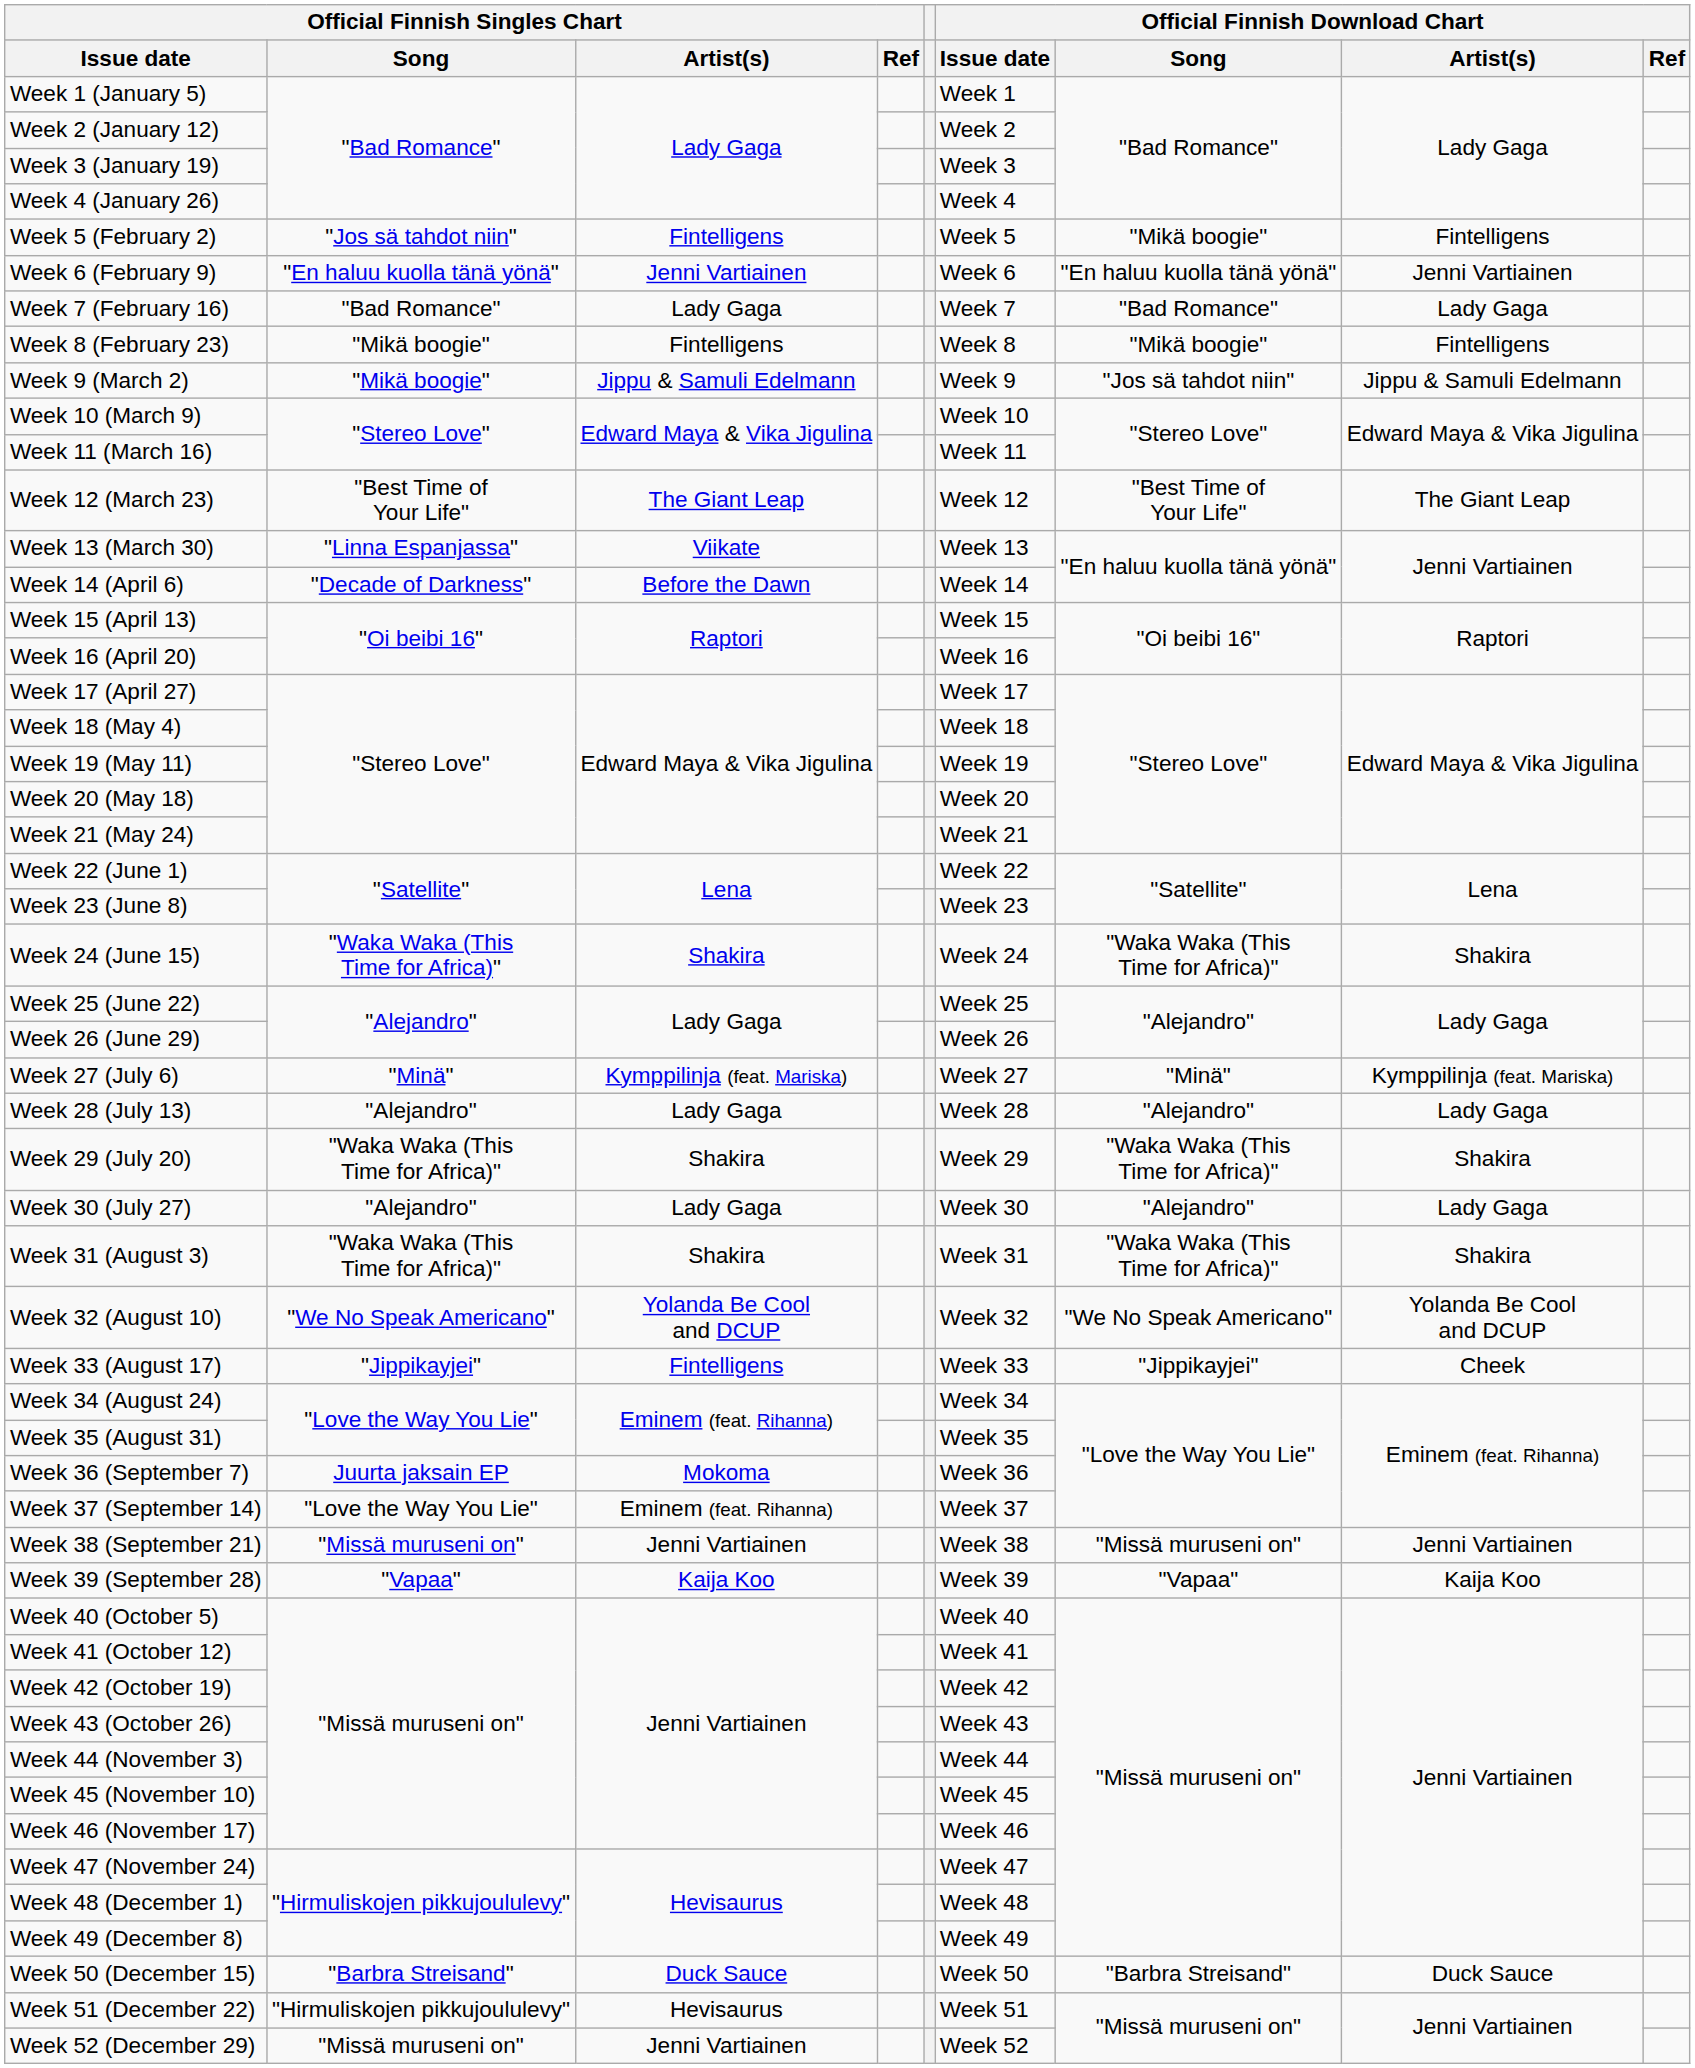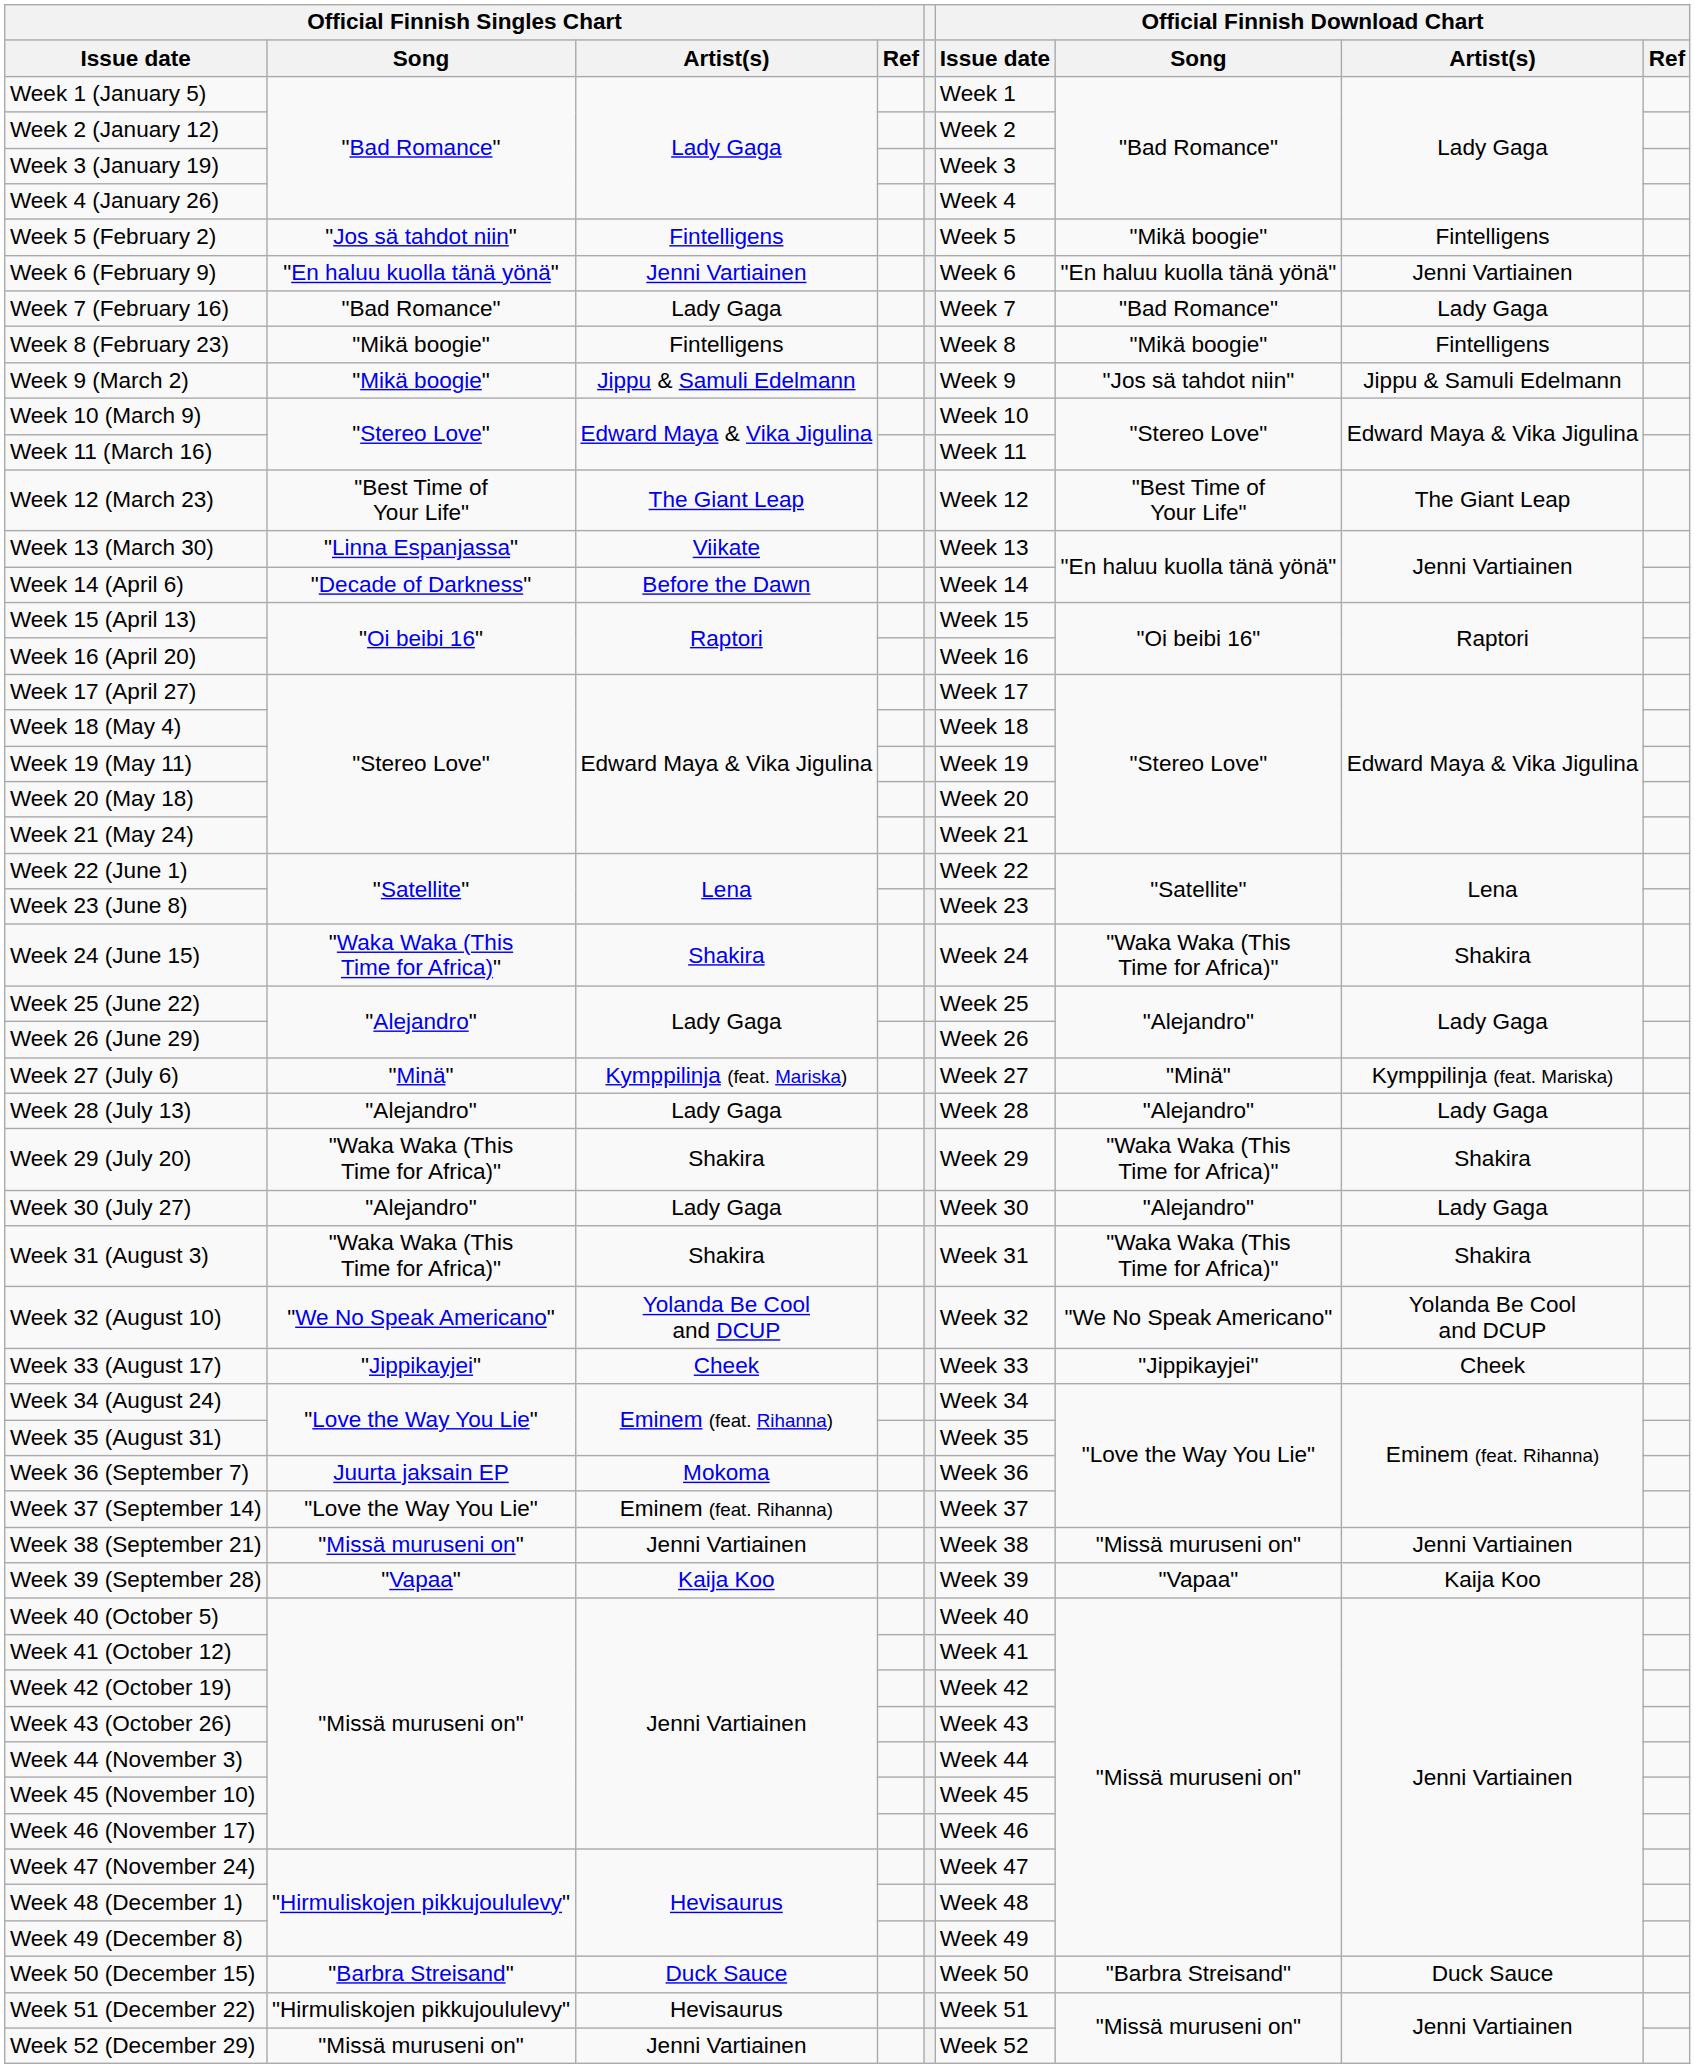(726, 1365) Fintelligens -> (726, 1365) Cheek
